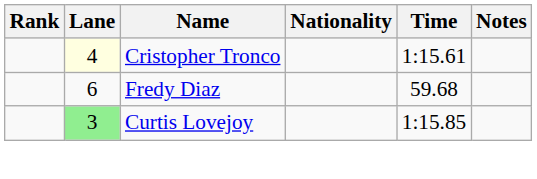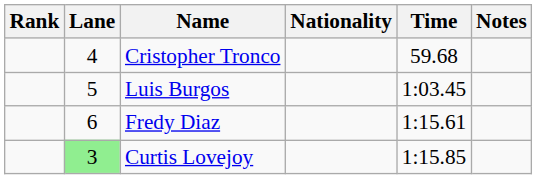(92, 55) lightyellow background -> (92, 55) no background
(434, 55) 1:15.61 -> (434, 55) 59.68
+ row: (177, 88)
(434, 88) 59.68 -> (434, 122) 1:15.61
